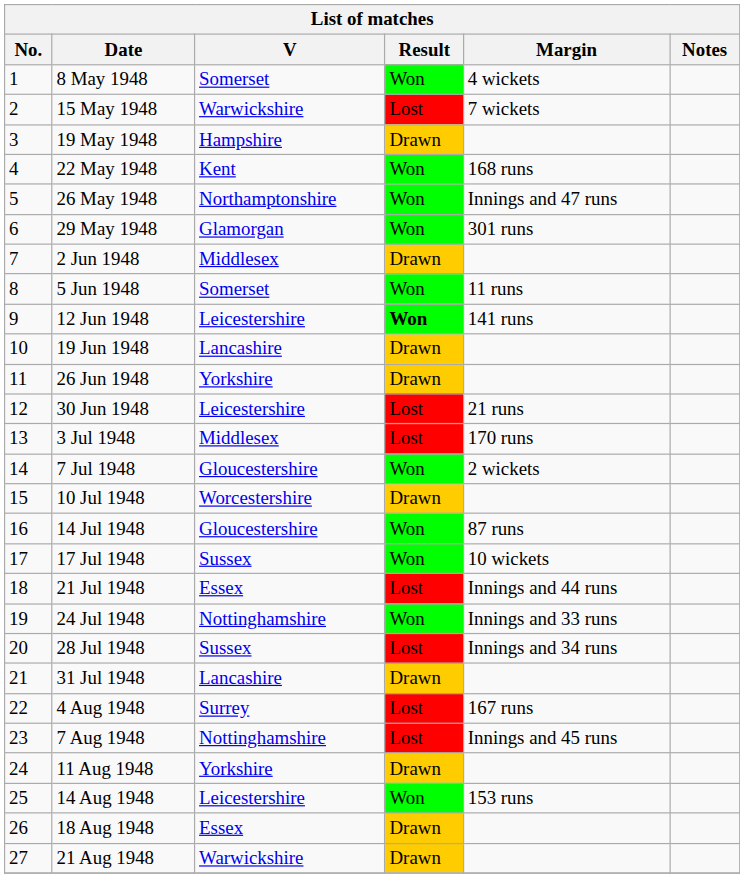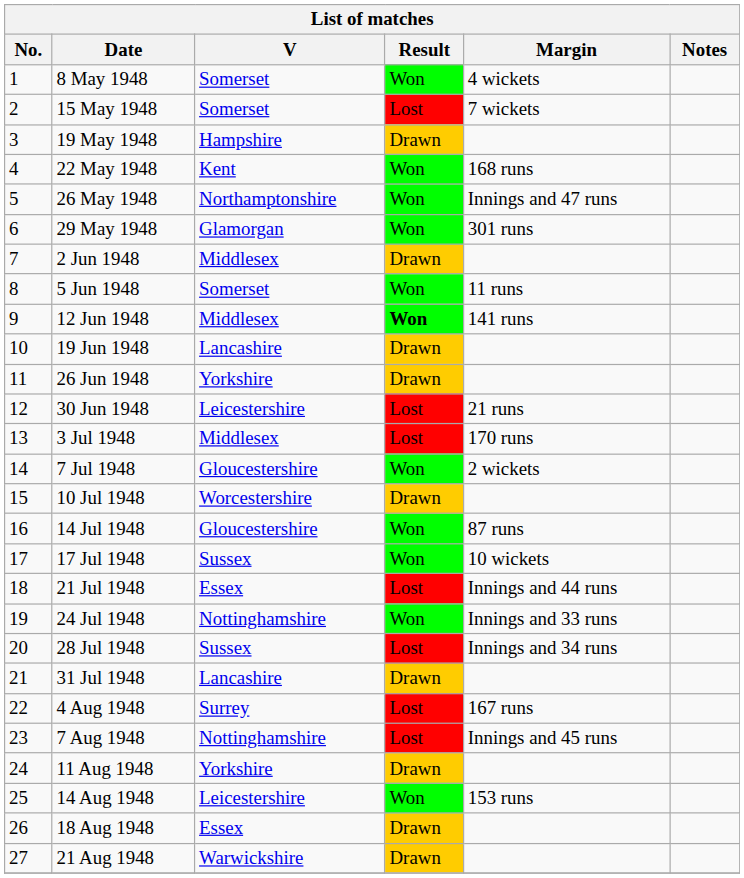(251, 109) Warwickshire -> (234, 109) Somerset
(252, 318) Leicestershire -> (239, 318) Middlesex
